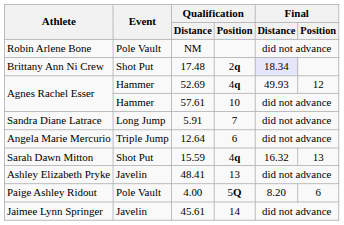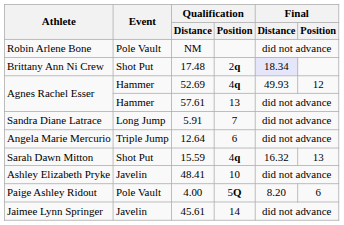(235, 103) 10 -> (235, 103) 13
(235, 175) 13 -> (235, 175) 10
